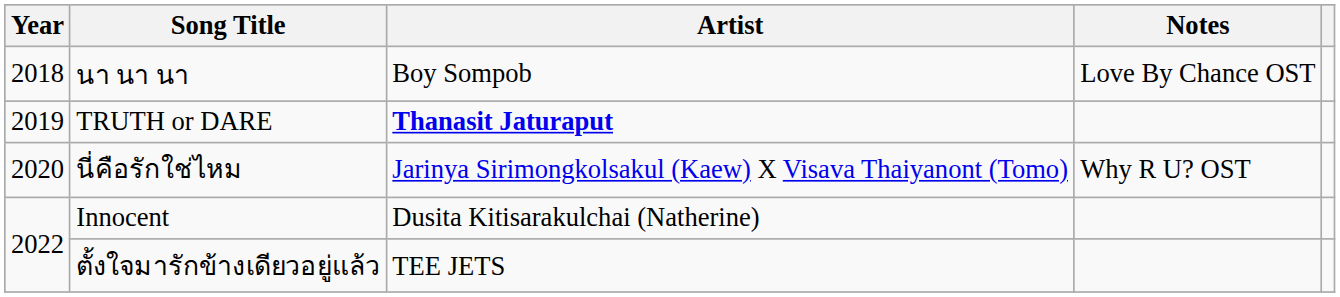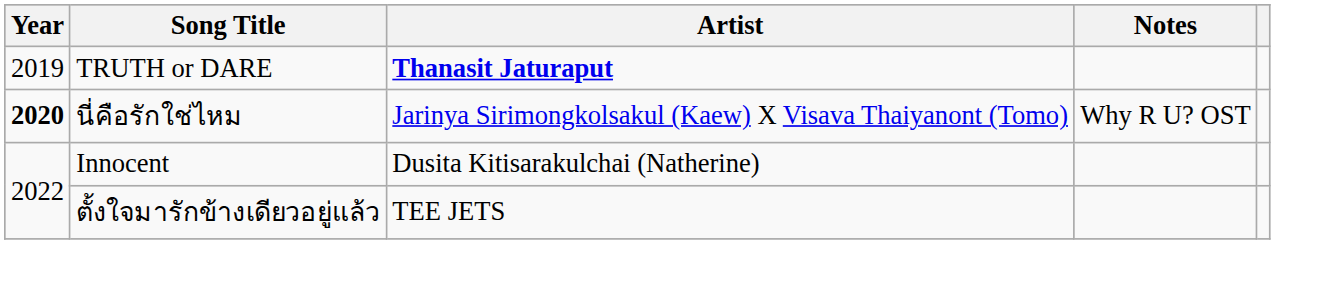- row: (133, 74)
(38, 169) normal -> (38, 115) bold
